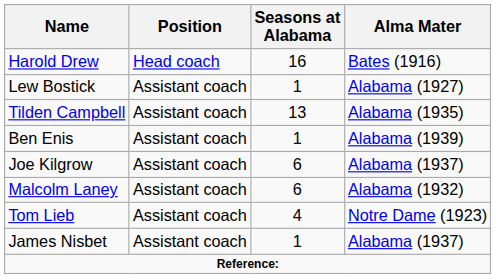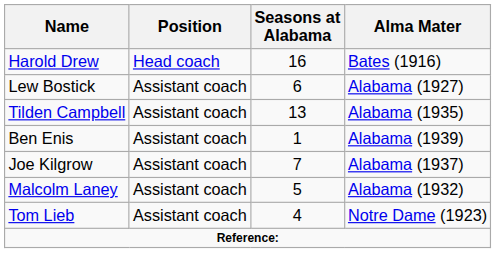(297, 87) 1 -> (297, 87) 6
(297, 164) 6 -> (297, 164) 7
(297, 190) 6 -> (297, 190) 5
- row: (58, 242)
